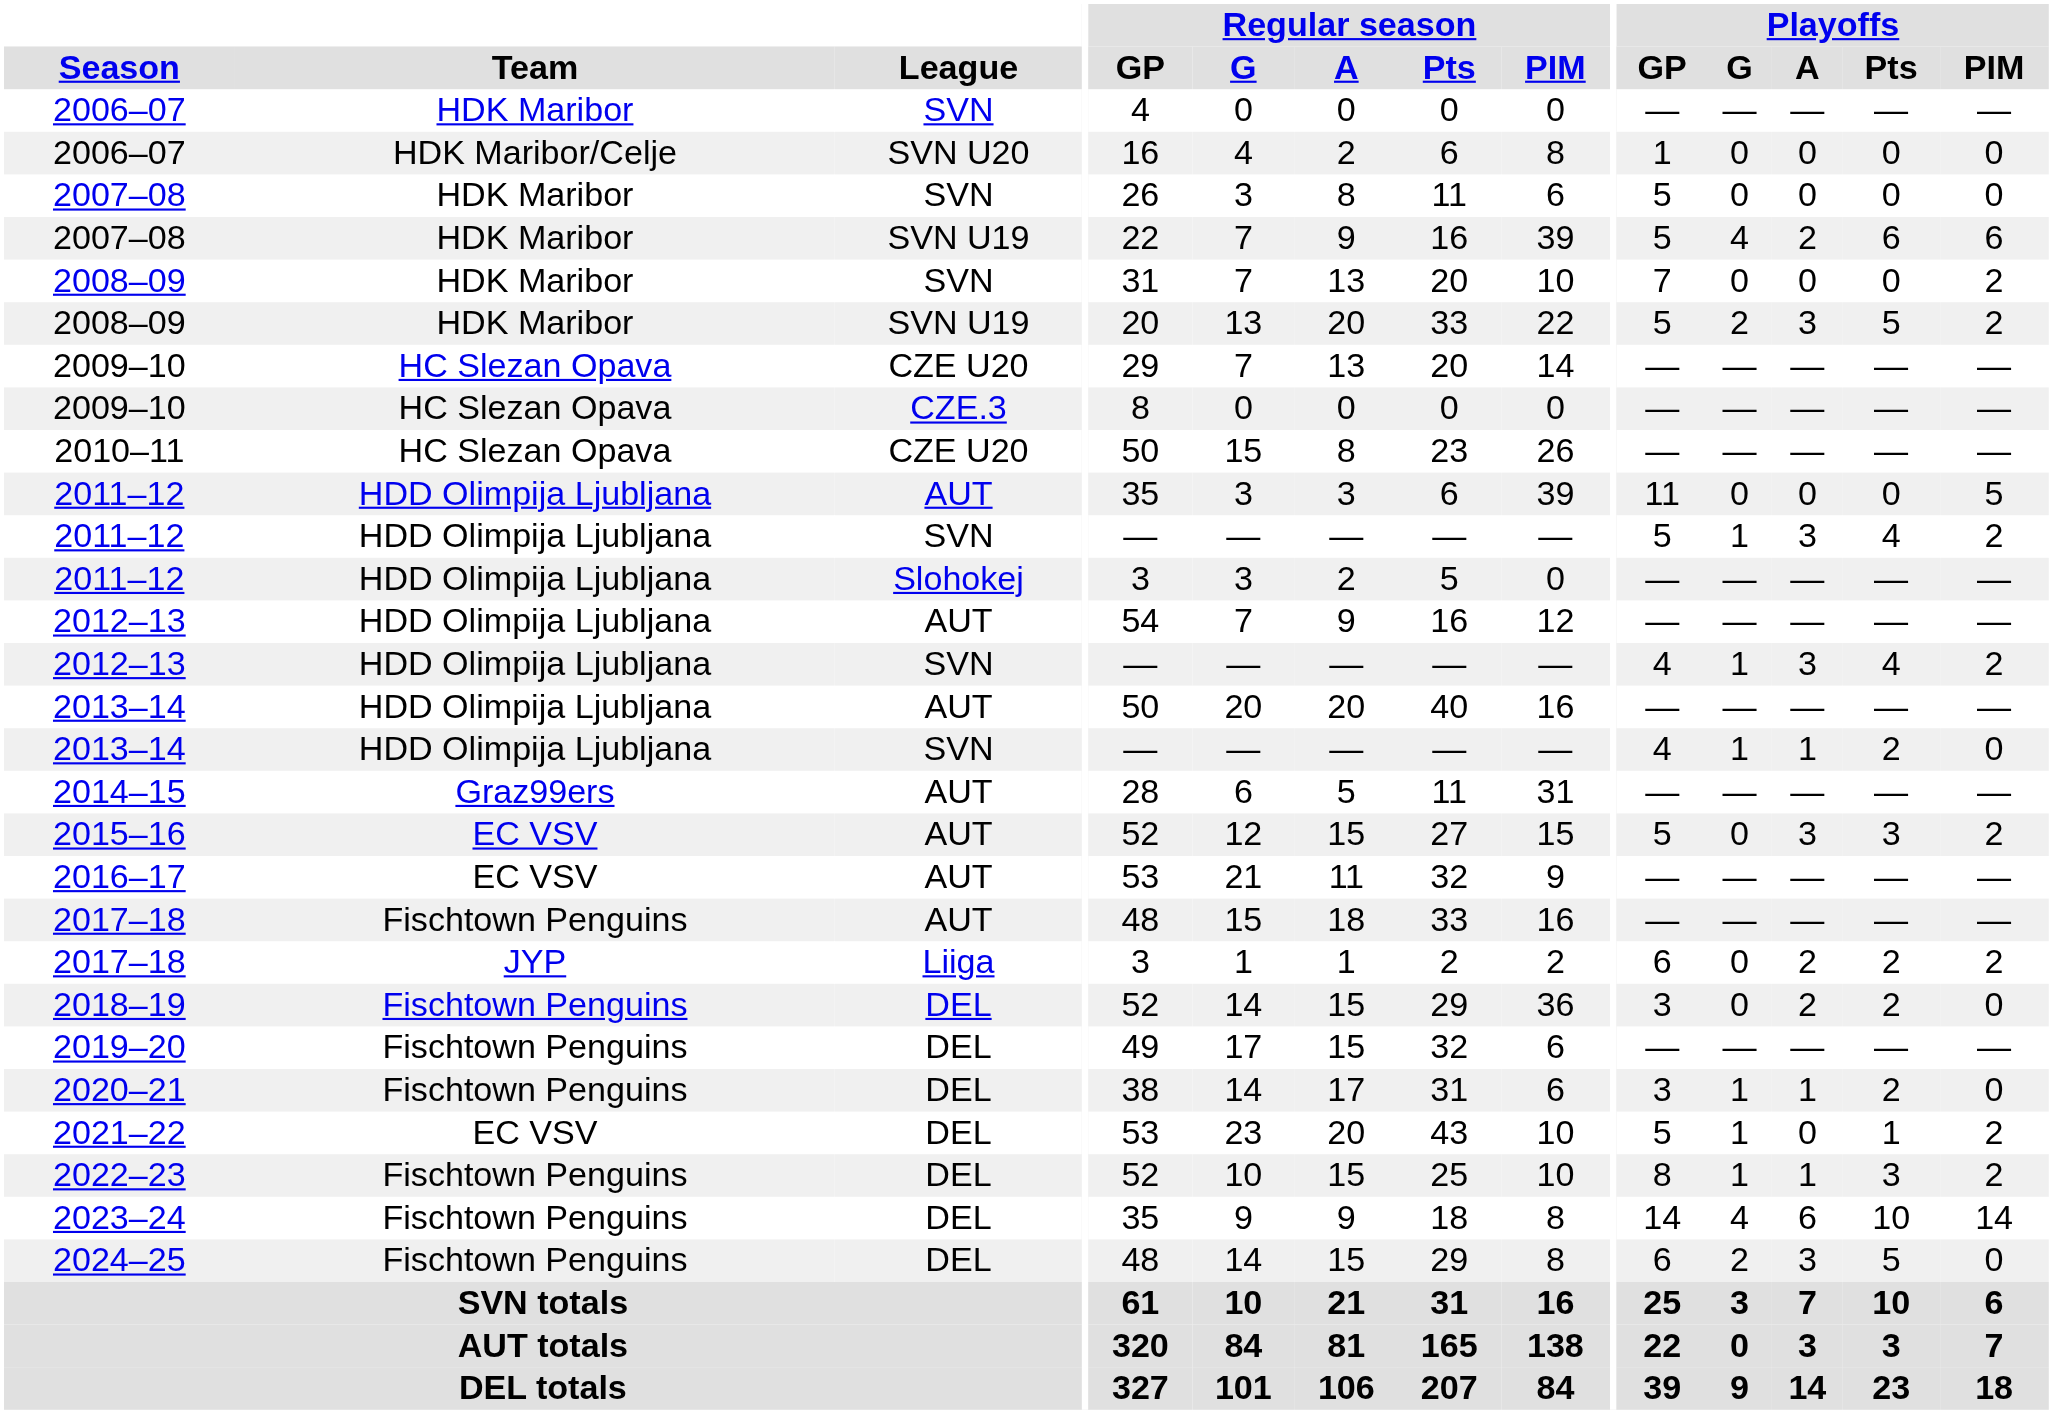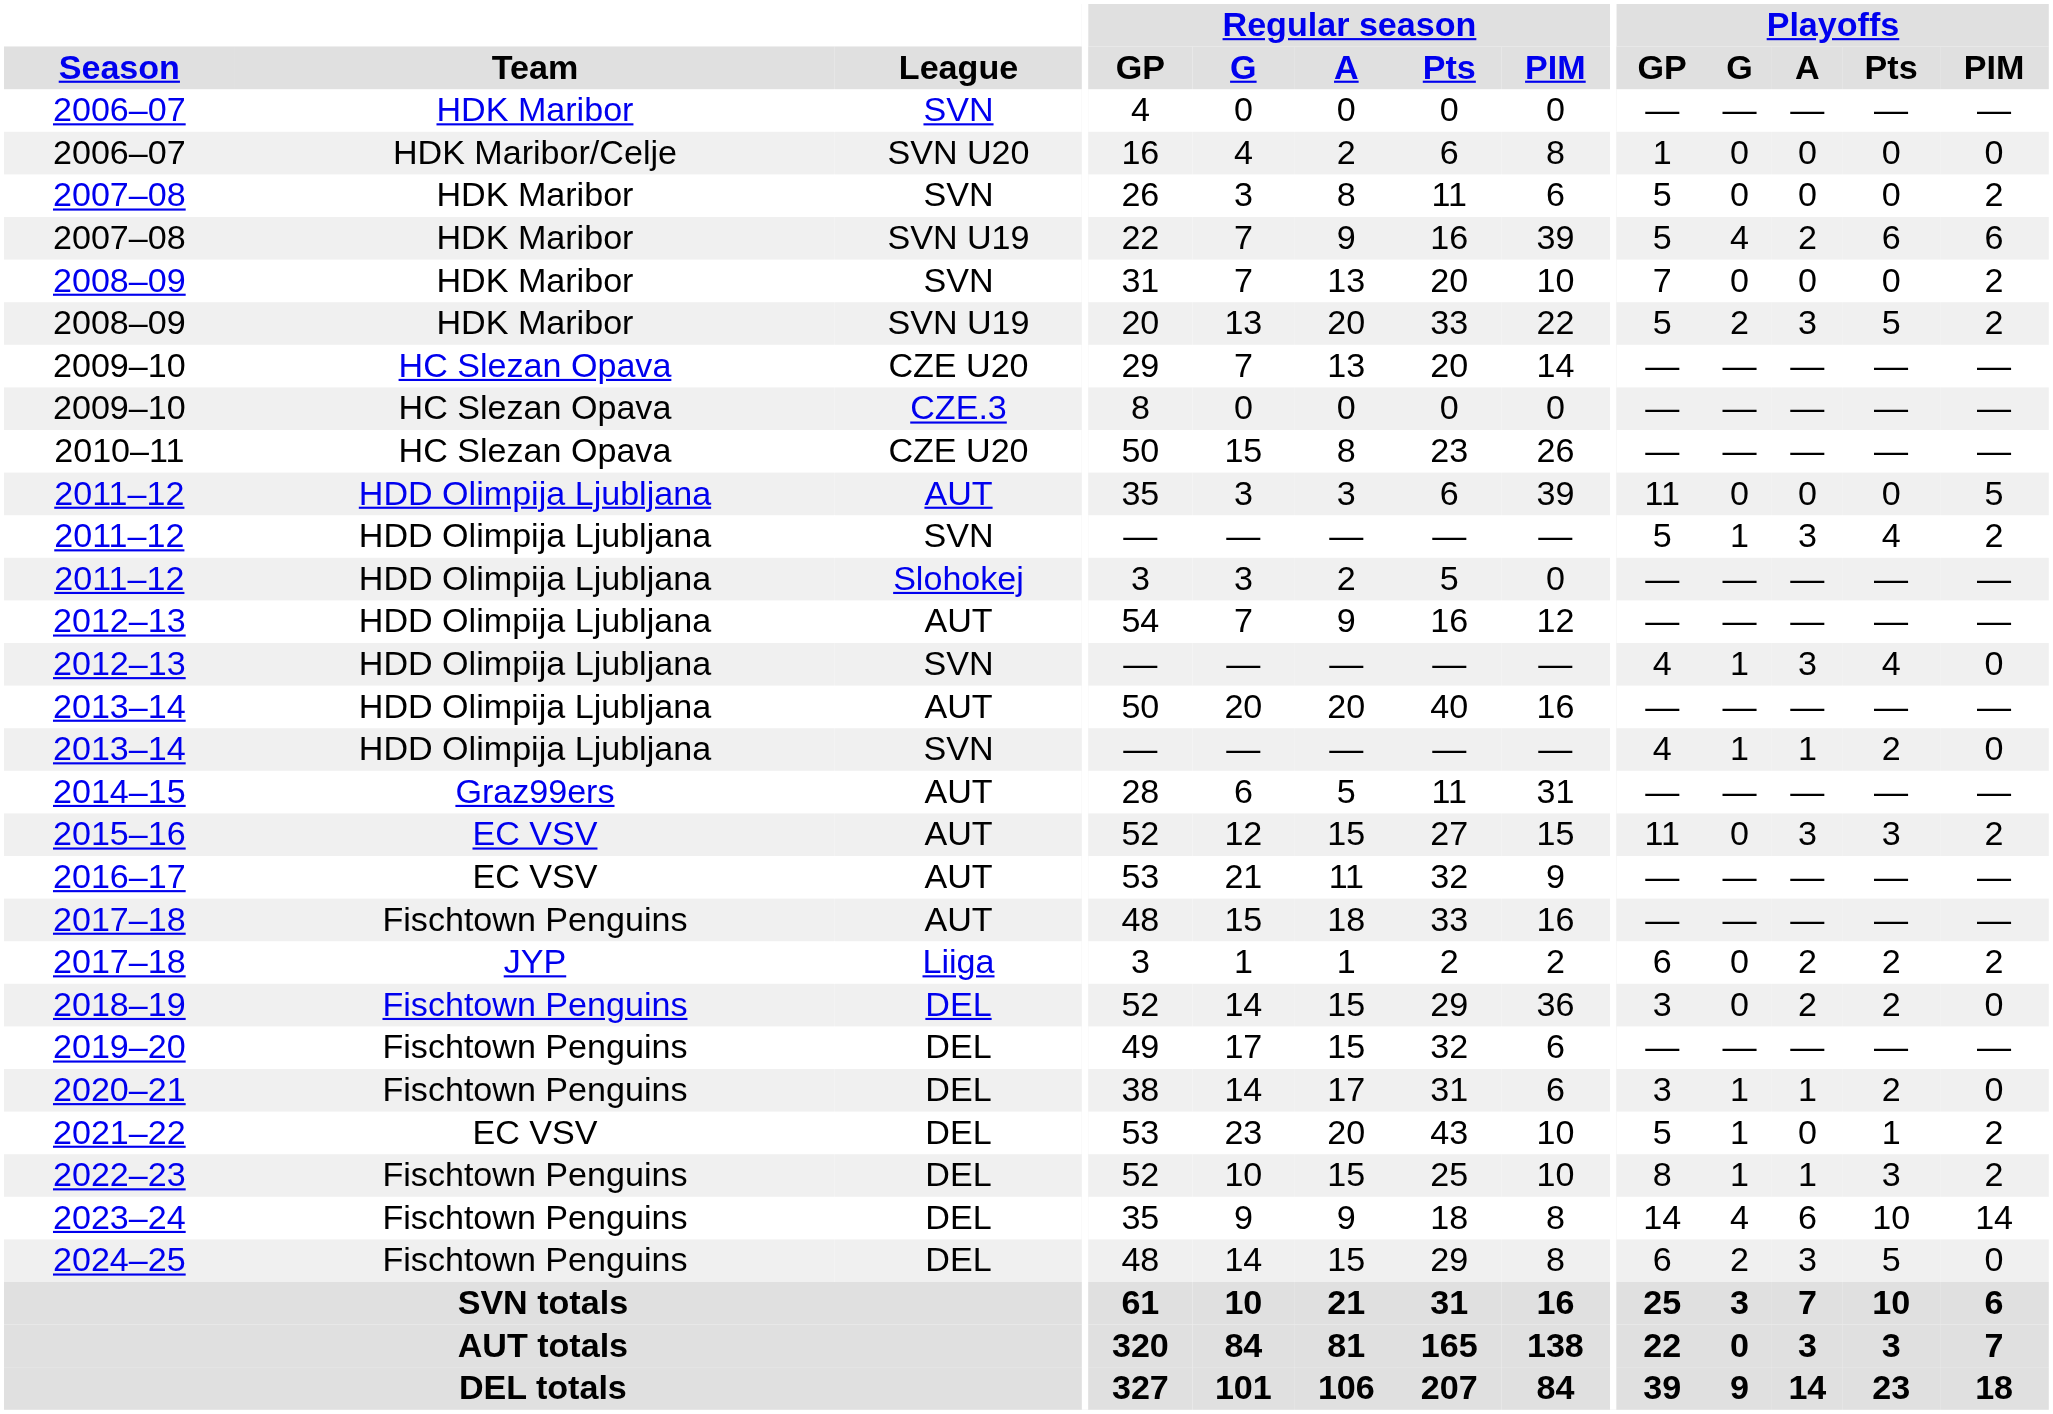(1994, 195) 0 -> (1994, 195) 2
(1994, 663) 2 -> (1994, 663) 0
(1662, 834) 5 -> (1662, 834) 11
